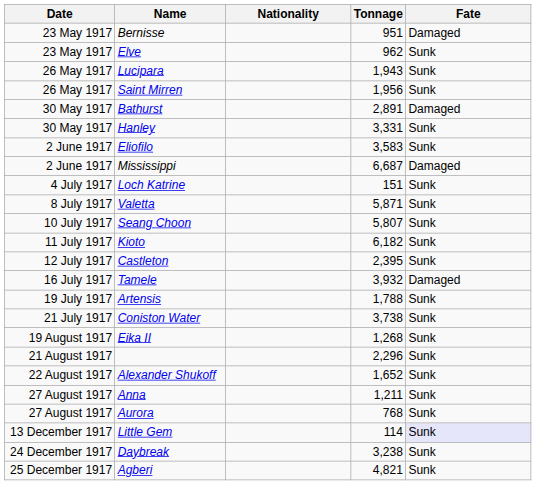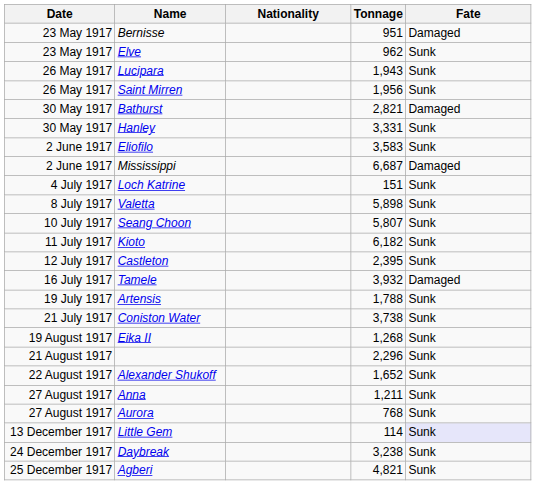(388, 109) 2,891 -> (388, 109) 2,821
(388, 204) 5,871 -> (388, 204) 5,898
